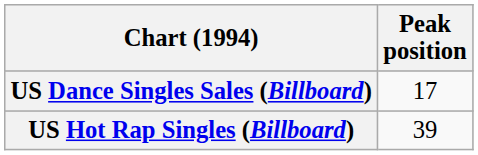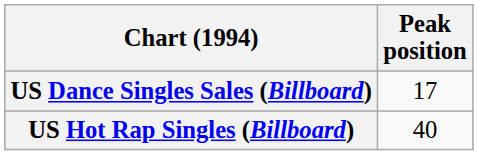(425, 129) 39 -> (425, 129) 40
